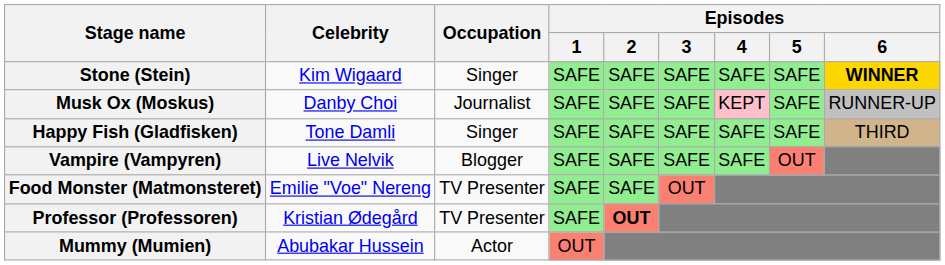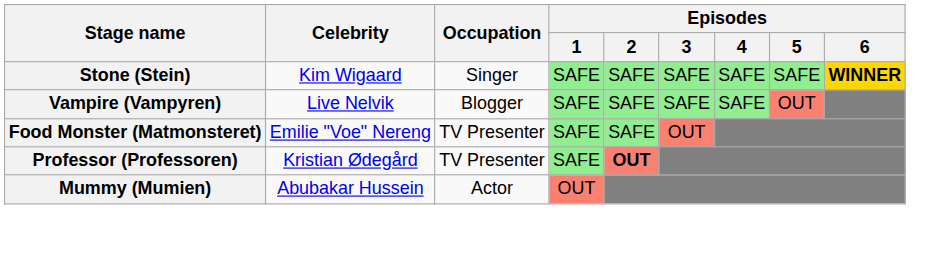- row: (135, 103)
- row: (135, 132)
